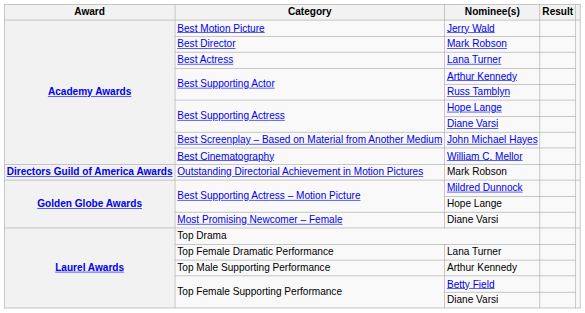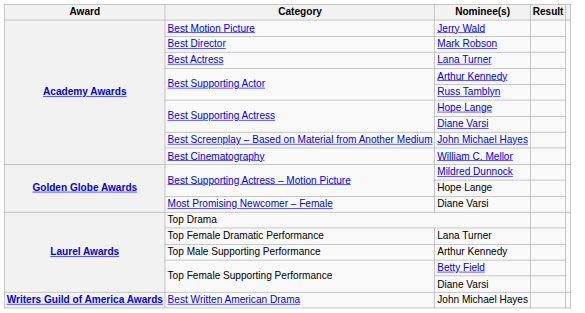- row: (300, 172)
+ row: (234, 300)
